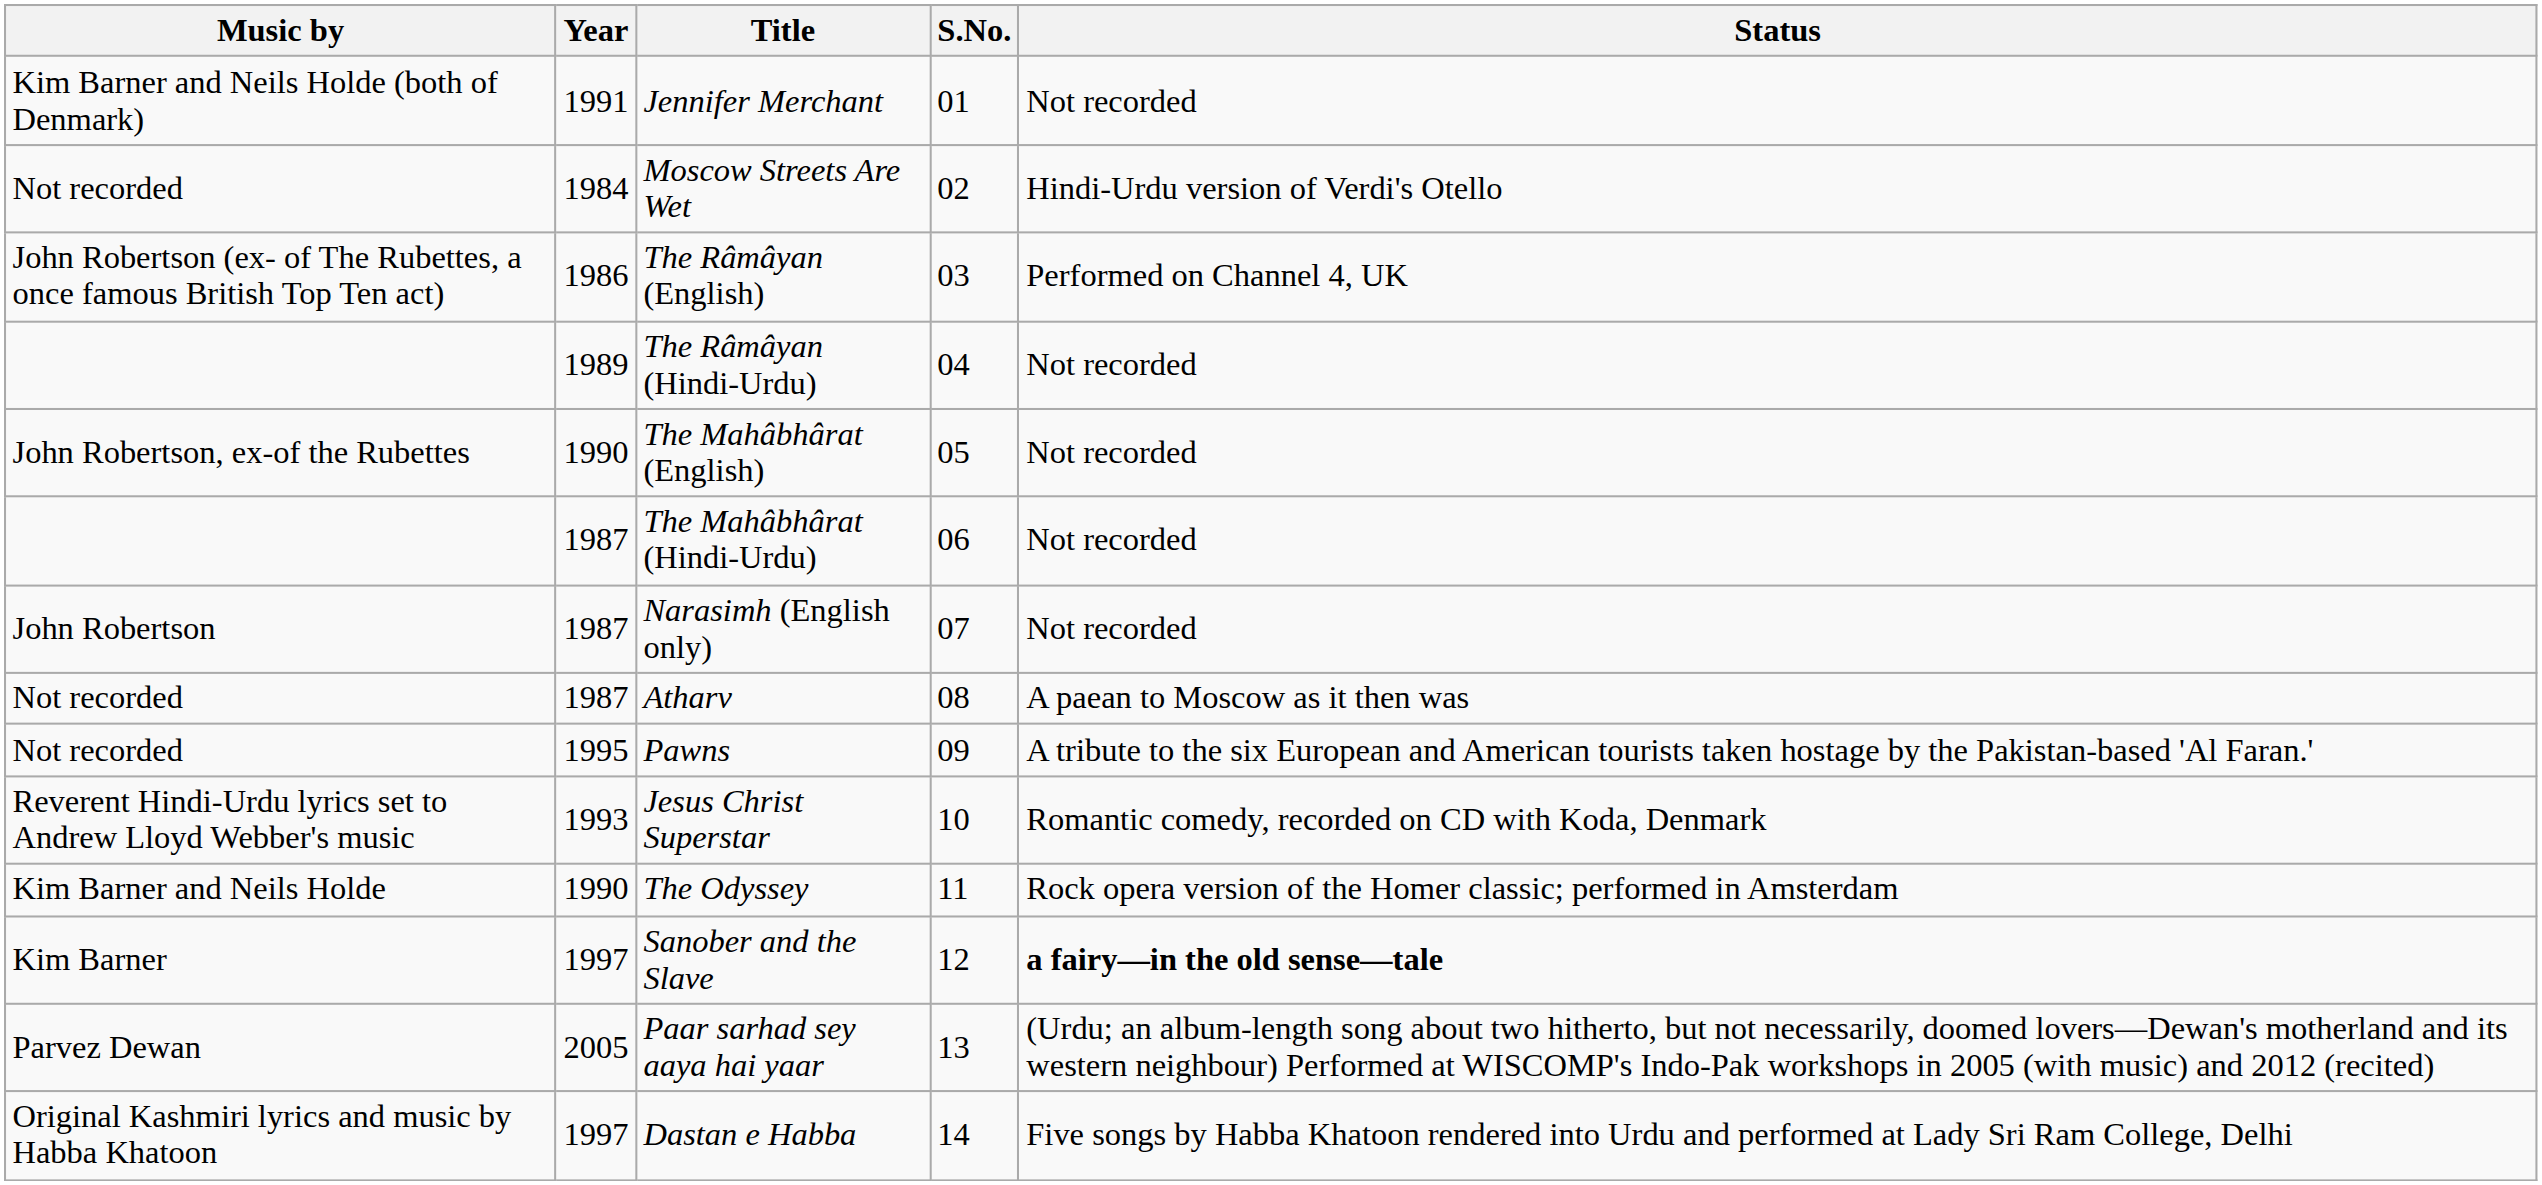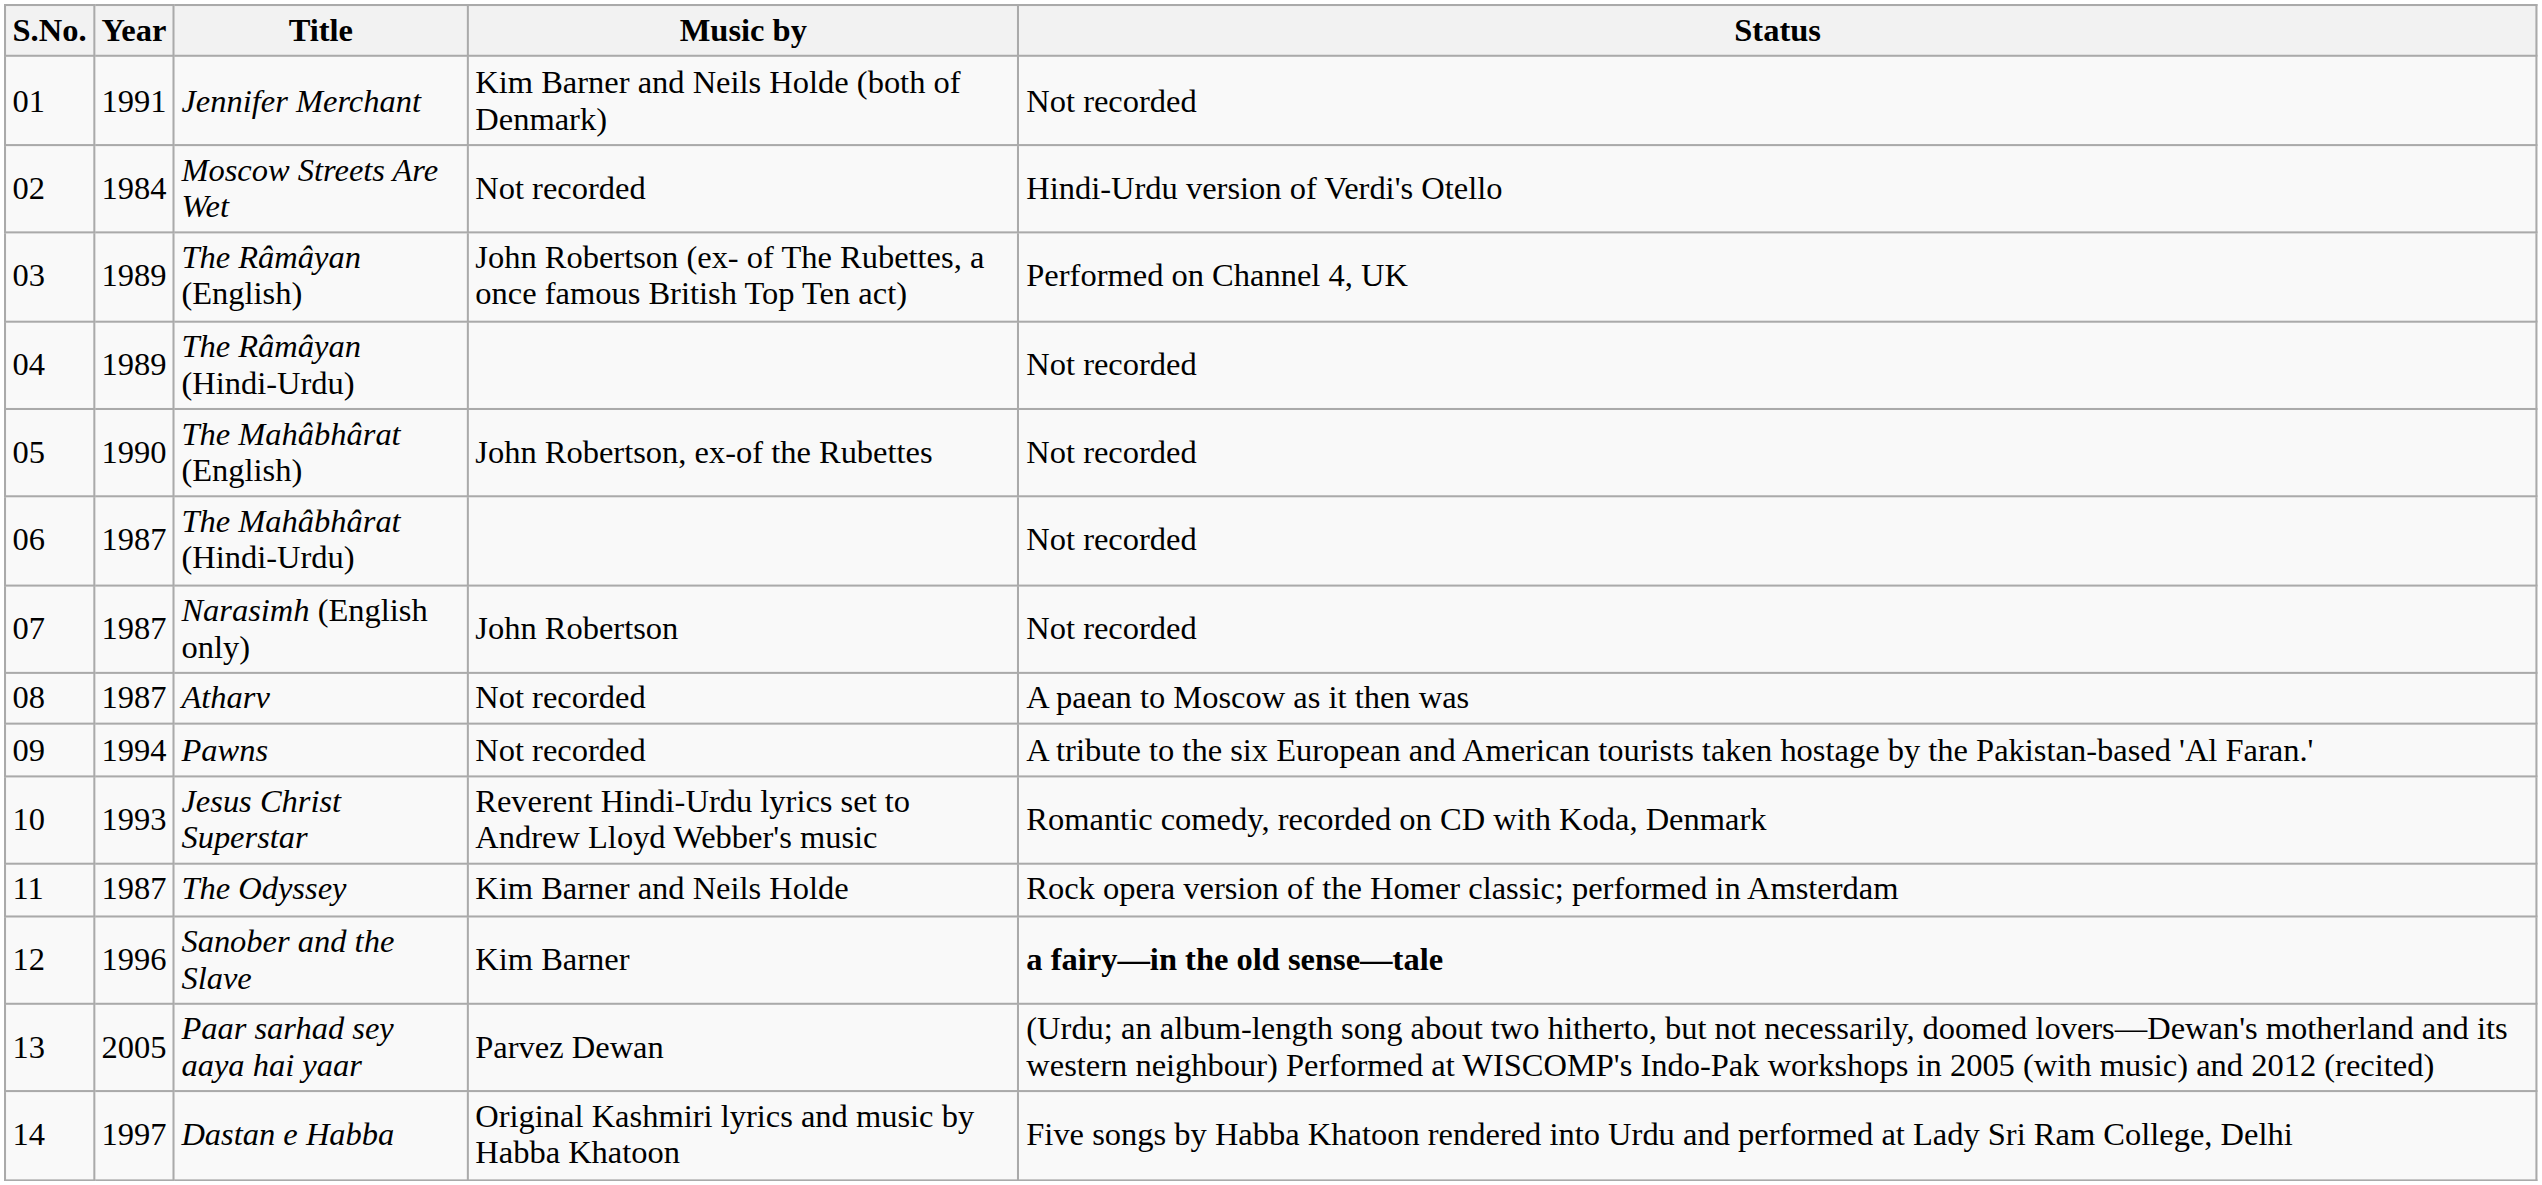columns swapped: (974, 30) <-> (281, 30)
(596, 276) 1986 -> (134, 276) 1989
(596, 749) 1995 -> (134, 749) 1994
(596, 889) 1990 -> (134, 889) 1987
(596, 958) 1997 -> (134, 958) 1996
